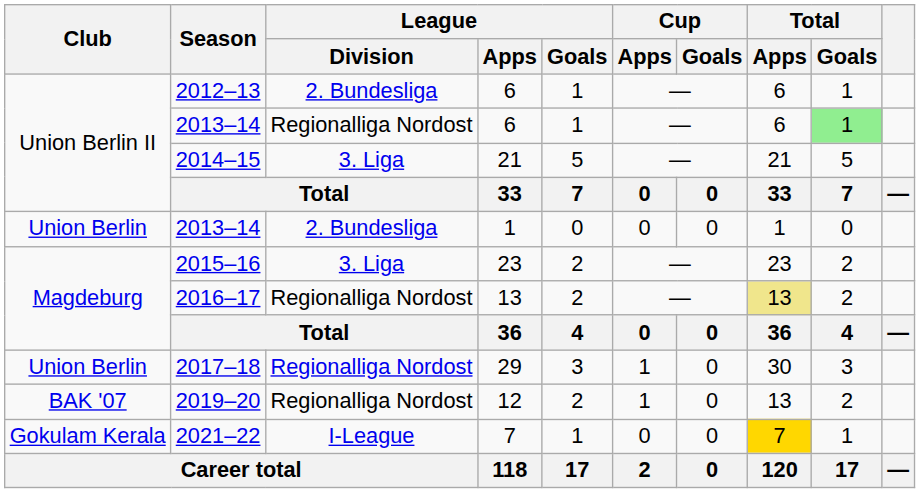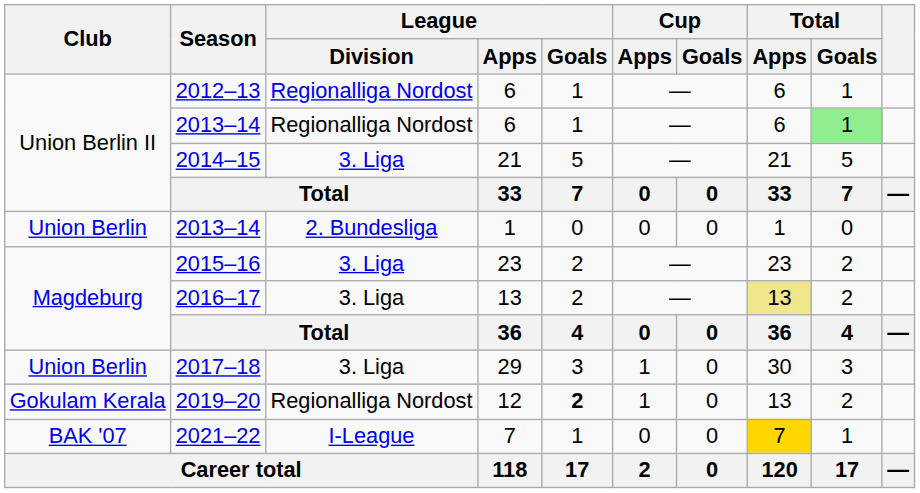(371, 90) 2. Bundesliga -> (371, 90) Regionalliga Nordost
(371, 297) Regionalliga Nordost -> (371, 297) 3. Liga
(371, 366) Regionalliga Nordost -> (371, 366) 3. Liga
(88, 401) BAK '07 -> (88, 401) Gokulam Kerala
(577, 401) normal -> (577, 401) bold
(88, 435) Gokulam Kerala -> (88, 435) BAK '07
